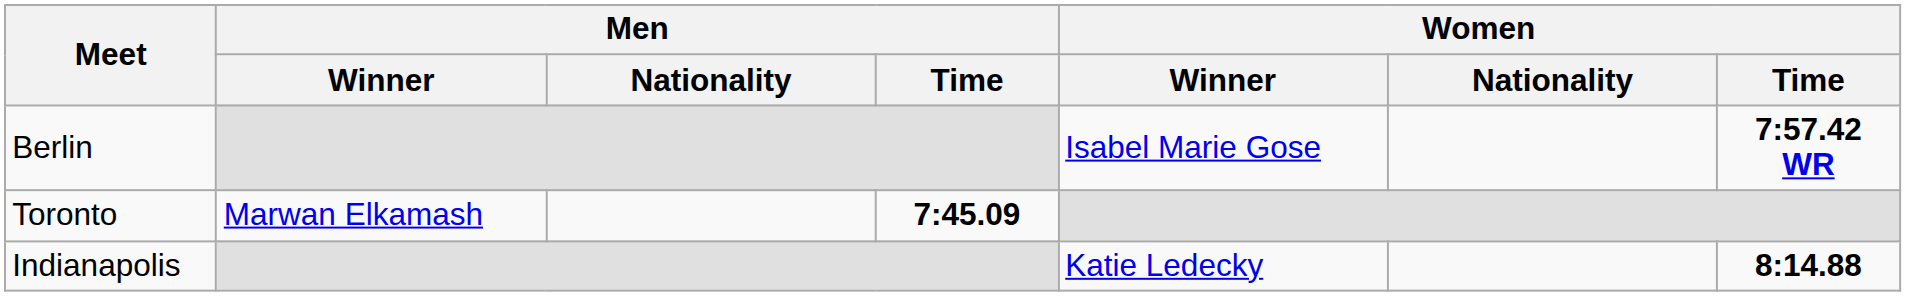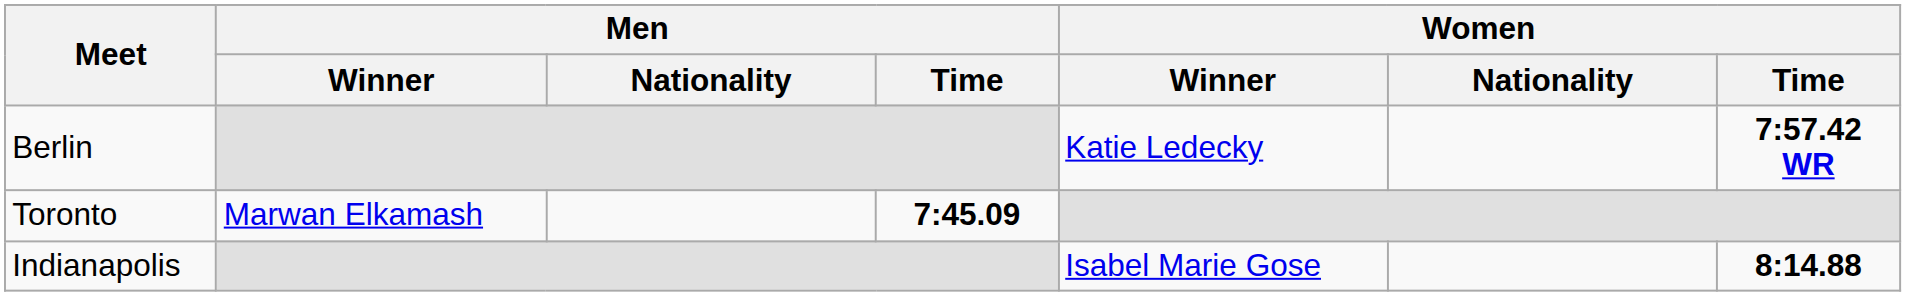(1193, 147) Isabel Marie Gose -> (1164, 147) Katie Ledecky
(1164, 264) Katie Ledecky -> (1193, 264) Isabel Marie Gose
